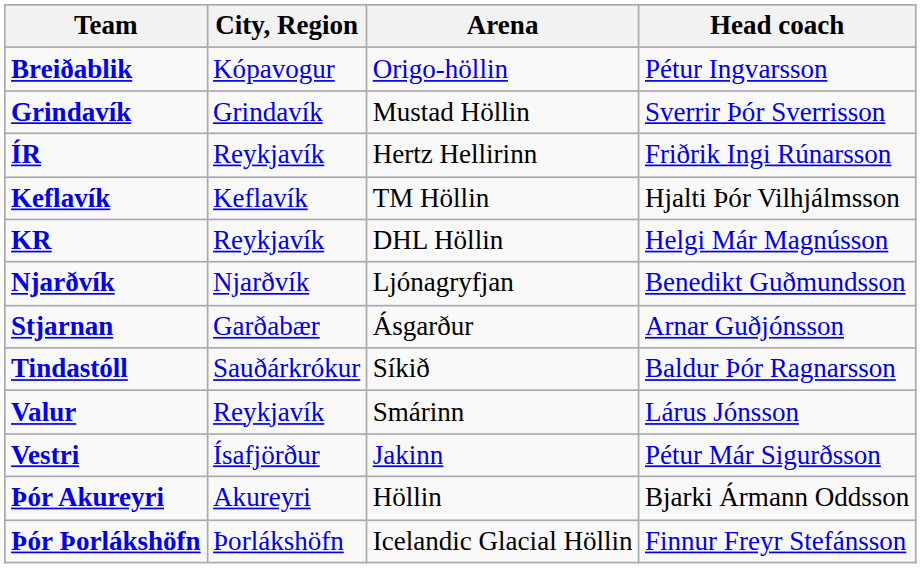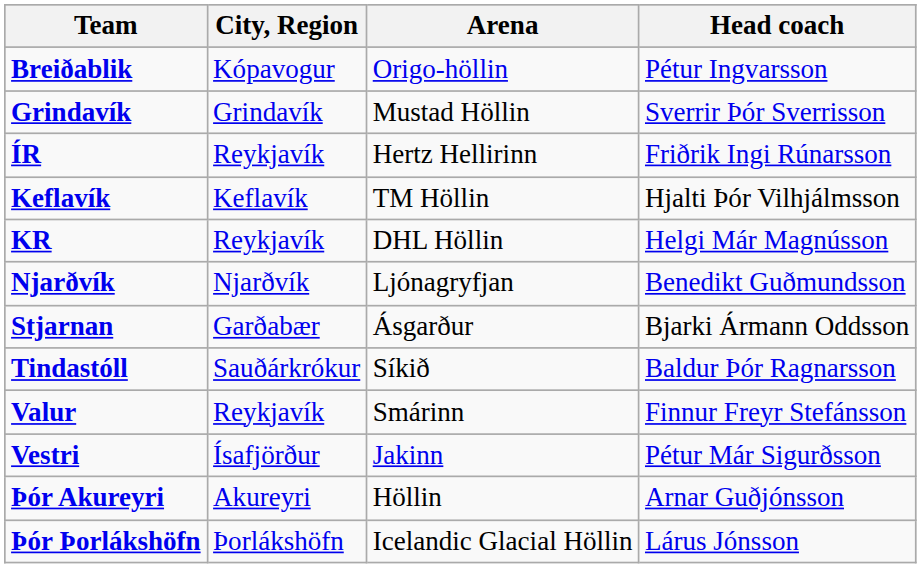(744, 326) Arnar Guðjónsson -> (777, 326) Bjarki Ármann Oddsson
(722, 411) Lárus Jónsson -> (776, 411) Finnur Freyr Stefánsson
(777, 497) Bjarki Ármann Oddsson -> (744, 497) Arnar Guðjónsson
(776, 540) Finnur Freyr Stefánsson -> (722, 540) Lárus Jónsson
